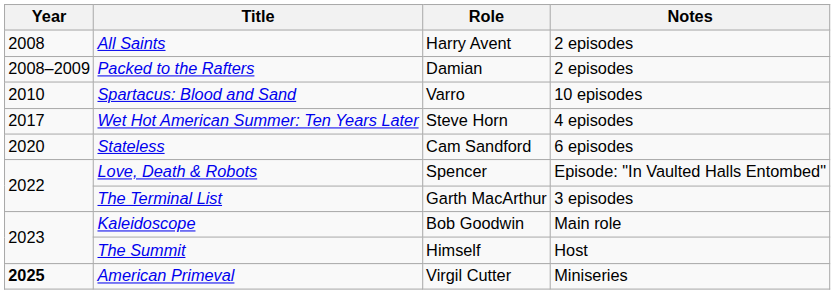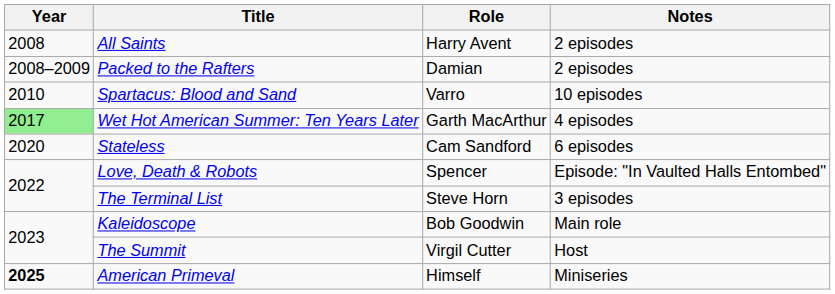(26, 120) no background -> (26, 120) lightgreen background
(467, 120) Steve Horn -> (486, 120) Garth MacArthur
(486, 198) Garth MacArthur -> (467, 198) Steve Horn
(453, 250) Himself -> (469, 250) Virgil Cutter
(469, 276) Virgil Cutter -> (453, 276) Himself
